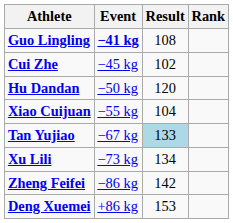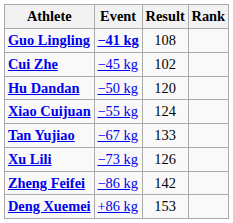(165, 111) 104 -> (165, 111) 124
(165, 135) lightblue background -> (165, 135) no background
(165, 159) 134 -> (165, 159) 126
